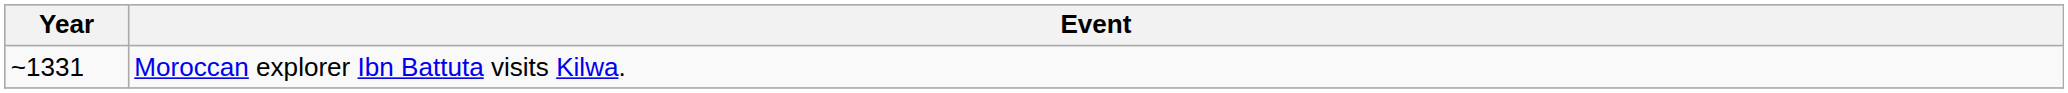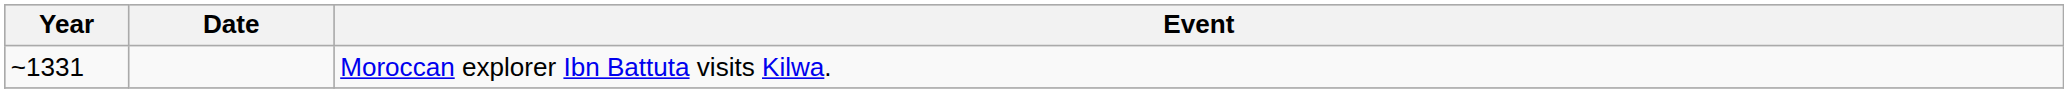+ column: (231, 25)
